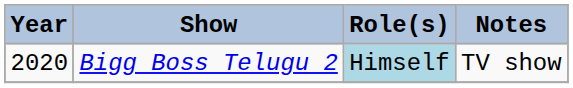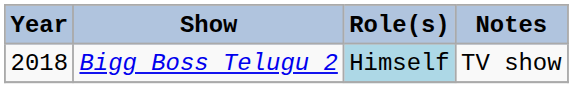(39, 63) 2020 -> (39, 63) 2018
